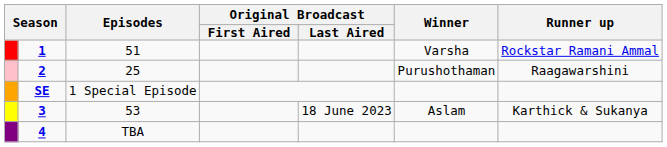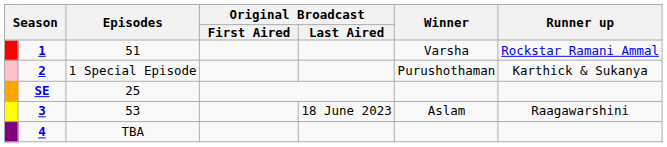(133, 71) 25 -> (133, 71) 1 Special Episode
(580, 71) Raagawarshini -> (580, 71) Karthick & Sukanya
(133, 91) 1 Special Episode -> (133, 91) 25
(580, 111) Karthick & Sukanya -> (580, 111) Raagawarshini
